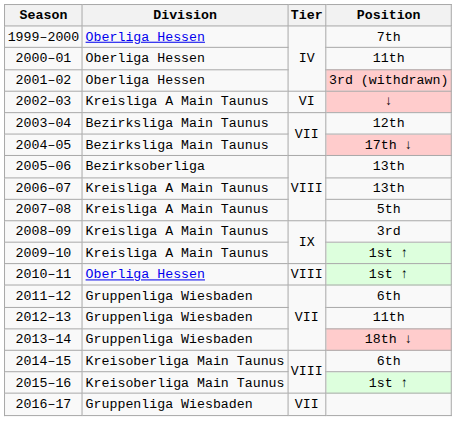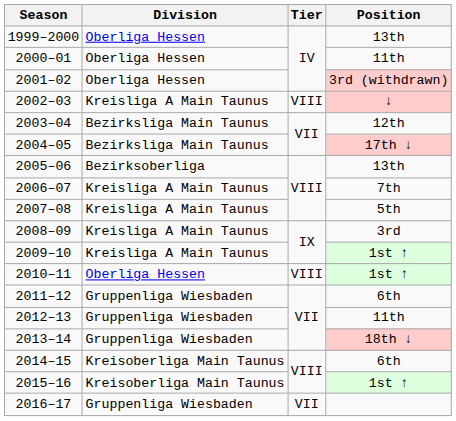(389, 37) 7th -> (389, 37) 13th
(307, 102) VI -> (307, 102) VIII
(389, 188) 13th -> (389, 188) 7th
